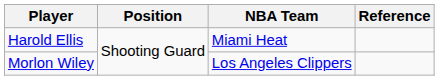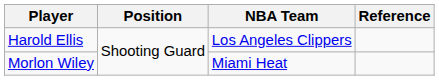(249, 39) Miami Heat -> (282, 39) Los Angeles Clippers
(282, 63) Los Angeles Clippers -> (249, 63) Miami Heat
